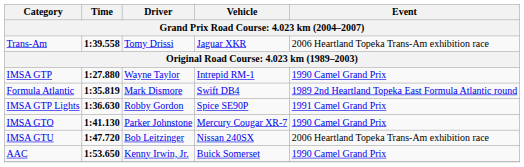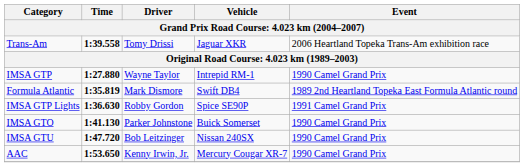(242, 122) Mercury Cougar XR-7 -> (228, 122) Buick Somerset
(390, 138) 2006 Heartland Topeka Trans-Am exhibition race -> (339, 138) 1990 Camel Grand Prix
(228, 153) Buick Somerset -> (242, 153) Mercury Cougar XR-7
